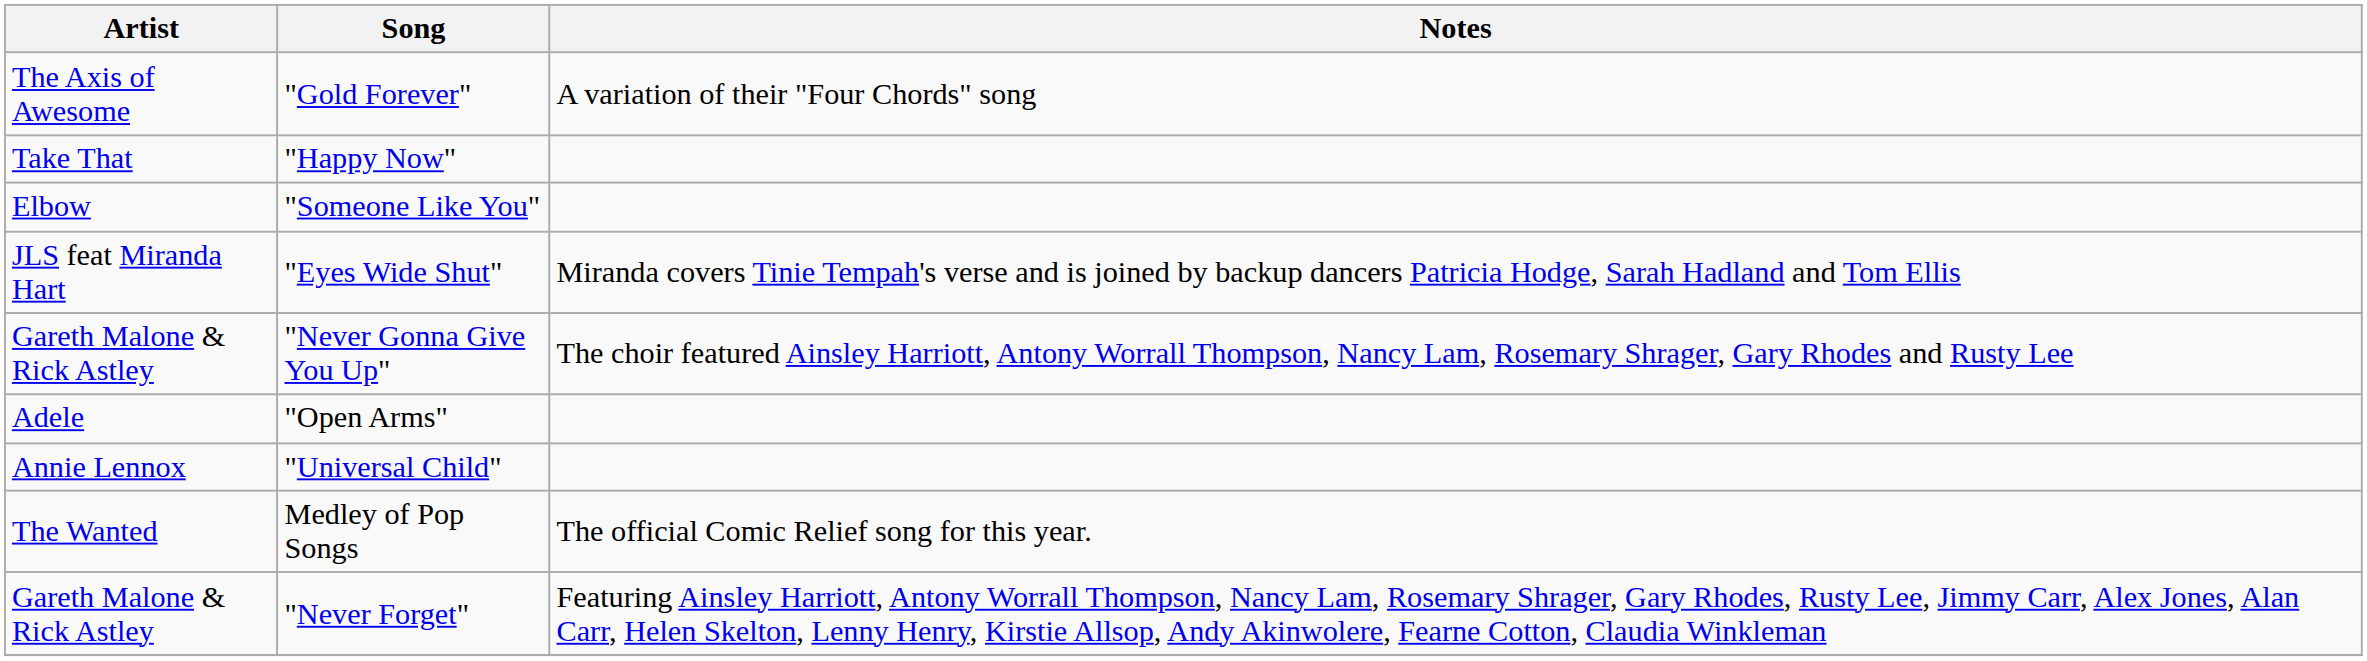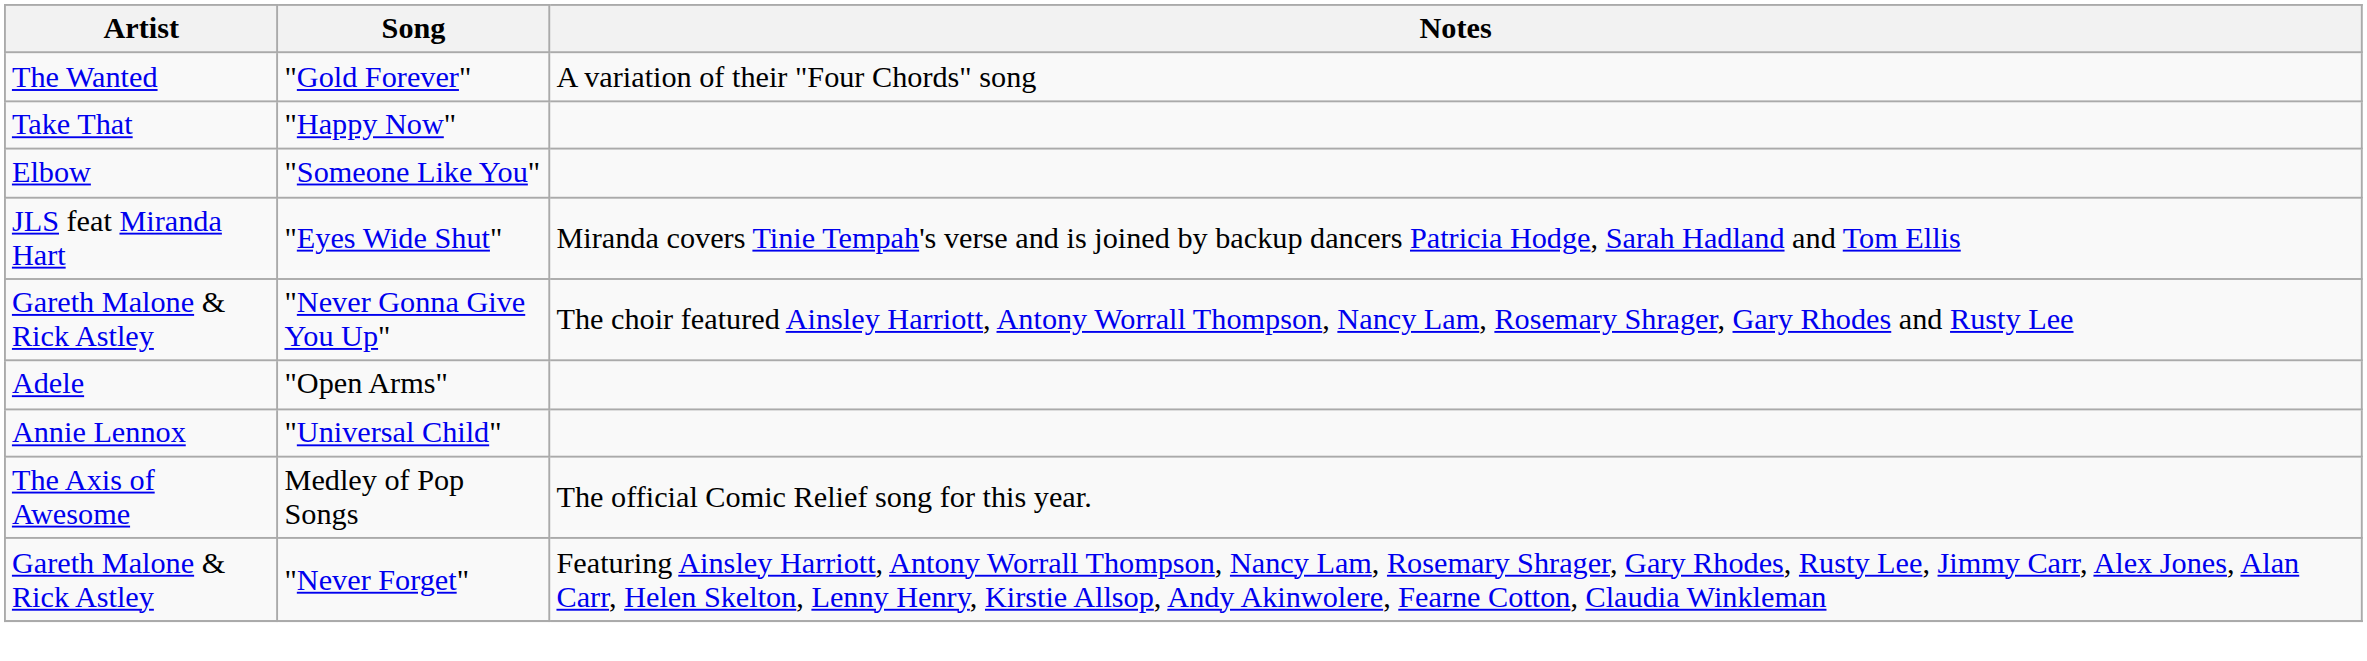(83, 93) The Axis of Awesome -> (85, 76) The Wanted
(85, 531) The Wanted -> (83, 497) The Axis of Awesome
